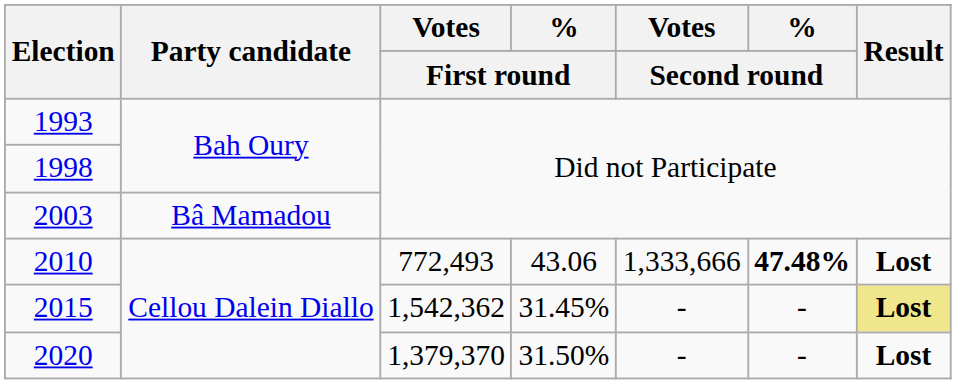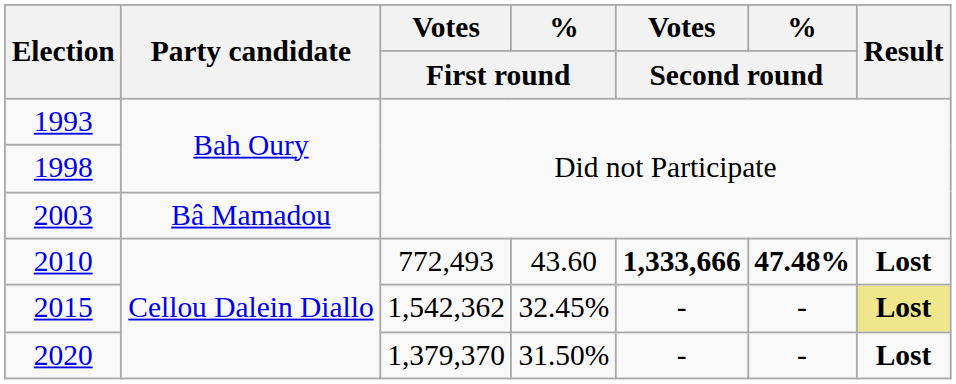(564, 261) 43.06 -> (564, 261) 43.60
(682, 261) normal -> (682, 261) bold
(564, 307) 31.45% -> (564, 307) 32.45%
